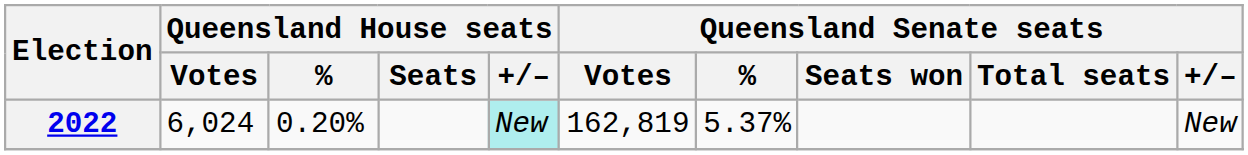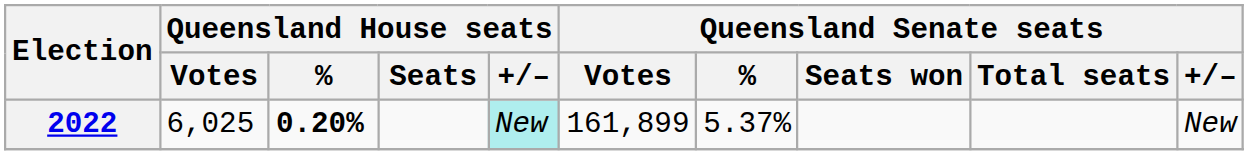(210, 124) 6,024 -> (210, 124) 6,025
(320, 124) normal -> (320, 124) bold
(628, 124) 162,819 -> (628, 124) 161,899
